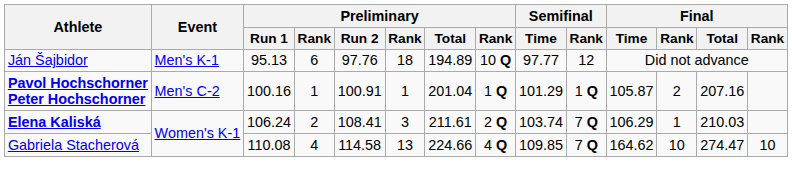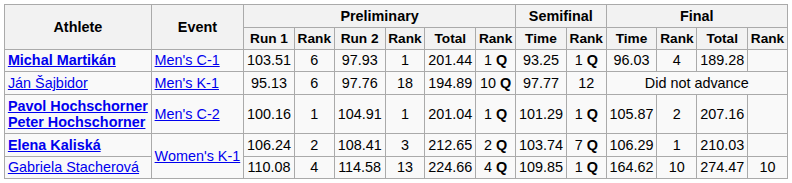+ row: (62, 60)
(360, 91) 100.91 -> (360, 114) 104.91
(450, 122) 211.61 -> (450, 145) 212.65
(586, 145) 7 Q -> (586, 167) 1 Q
